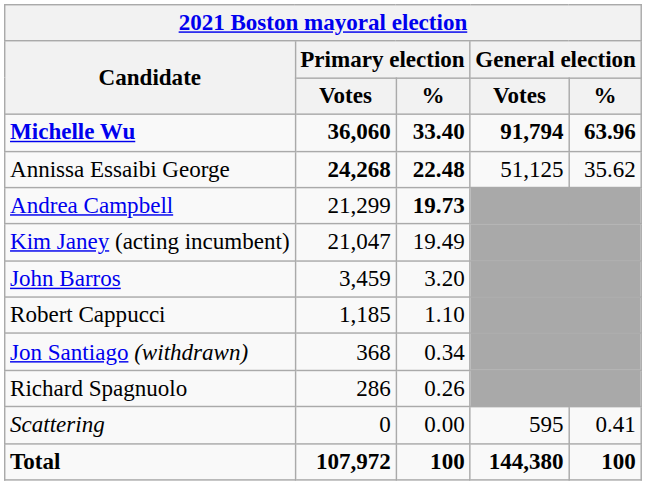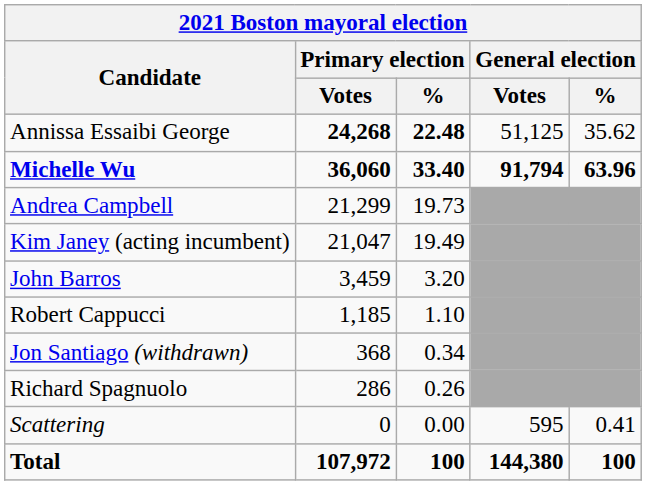rows swapped: (73, 132) <-> (120, 168)
(439, 205) bold -> (439, 205) normal
